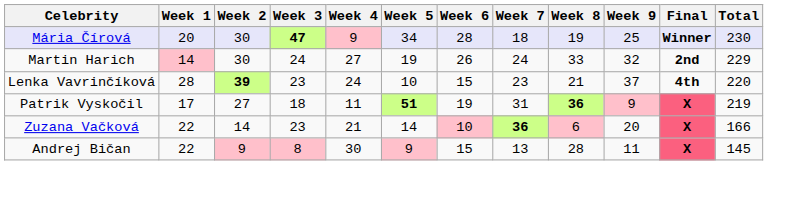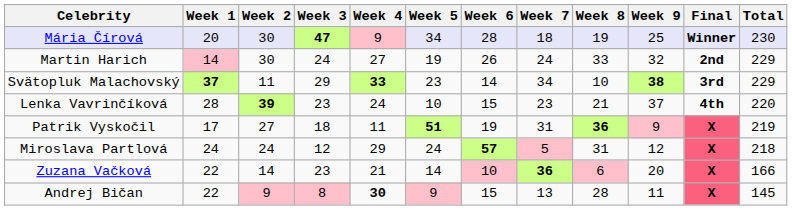+ row: (94, 82)
+ row: (94, 149)
(353, 149) normal -> (378, 194) bold
